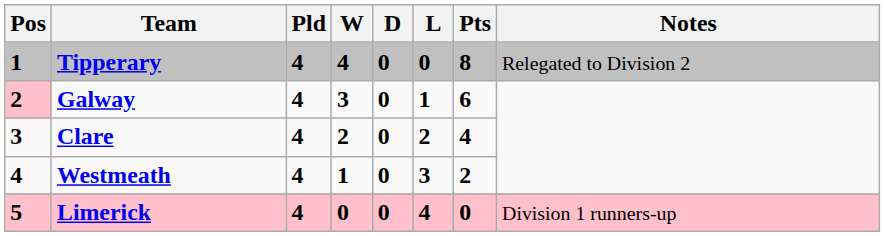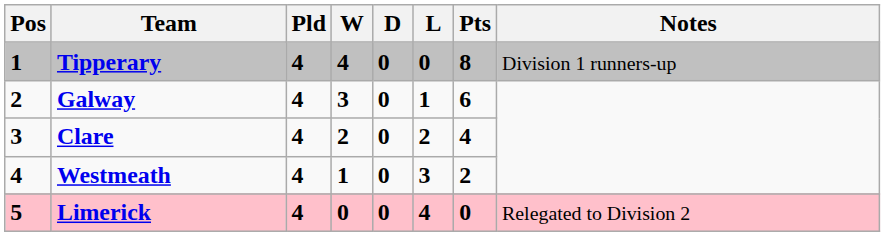(596, 62) Relegated to Division 2 -> (589, 62) Division 1 runners-up
(16, 99) pink background -> (16, 99) no background
(589, 213) Division 1 runners-up -> (596, 213) Relegated to Division 2
